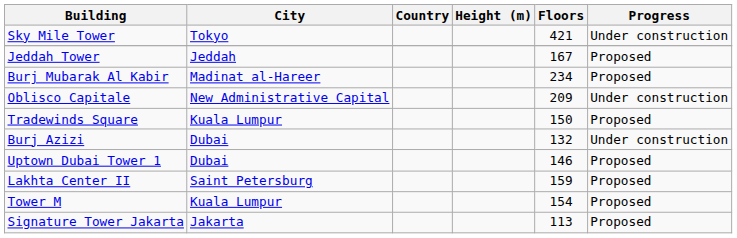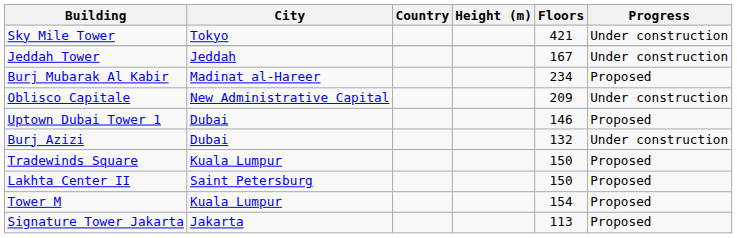(621, 56) Proposed -> (659, 56) Under construction
rows swapped: (73, 119) <-> (84, 160)
(561, 181) 159 -> (561, 181) 150
